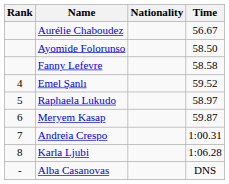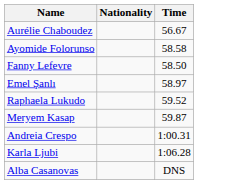- column: (20, 13)
(205, 48) 58.50 -> (174, 48) 58.58
(205, 65) 58.58 -> (174, 65) 58.50
(205, 83) 59.52 -> (174, 83) 58.97
(205, 100) 58.97 -> (174, 100) 59.52
